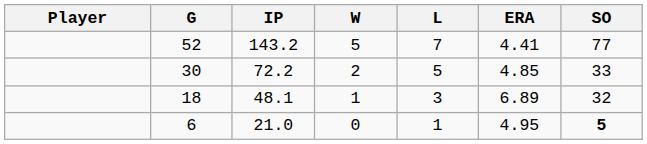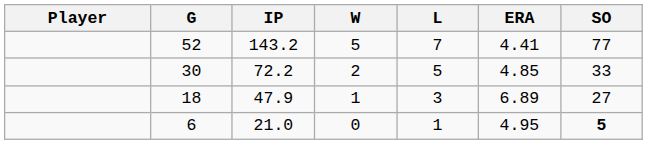(273, 99) 48.1 -> (273, 99) 47.9
(601, 99) 32 -> (601, 99) 27
